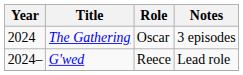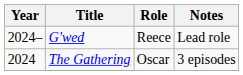rows swapped: (90, 37) <-> (67, 59)
